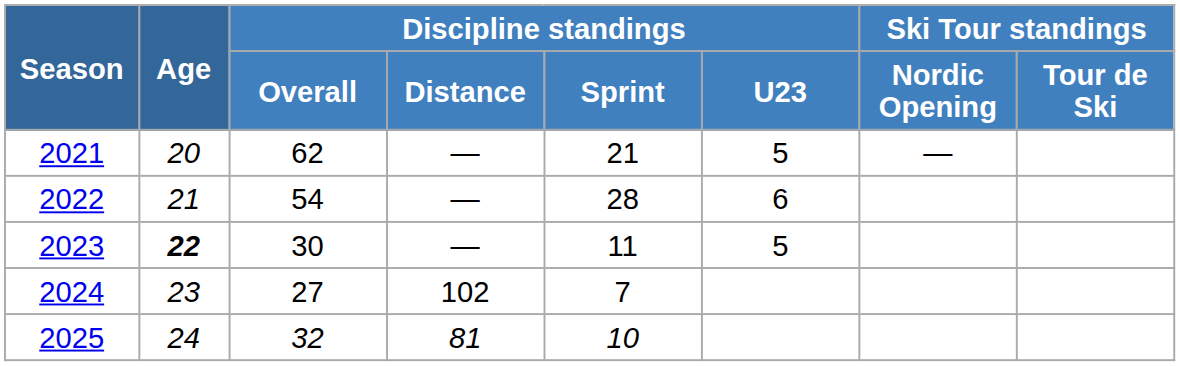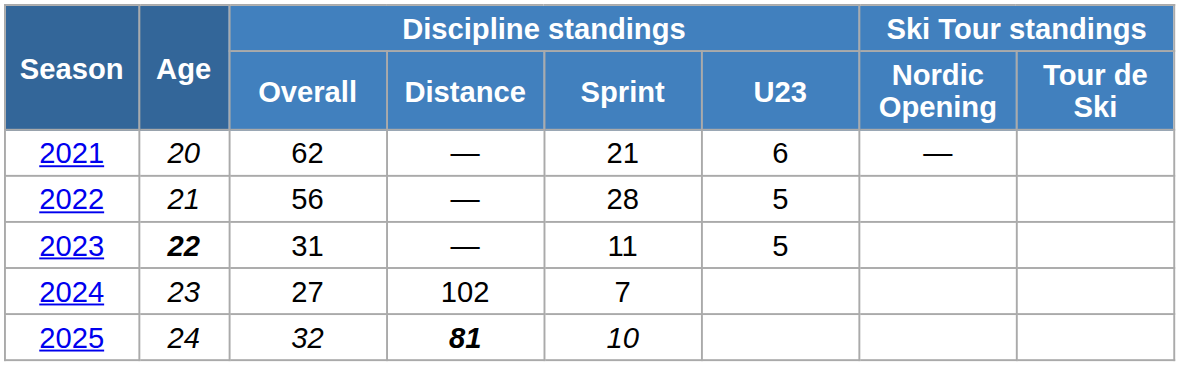(780, 153) 5 -> (780, 153) 6
(308, 199) 54 -> (308, 199) 56
(780, 199) 6 -> (780, 199) 5
(308, 246) 30 -> (308, 246) 31
(465, 338) normal -> (465, 338) bold
